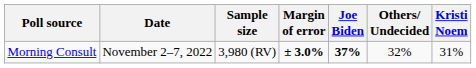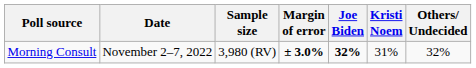columns swapped: (451, 23) <-> (400, 23)
(348, 52) 37% -> (348, 52) 32%
